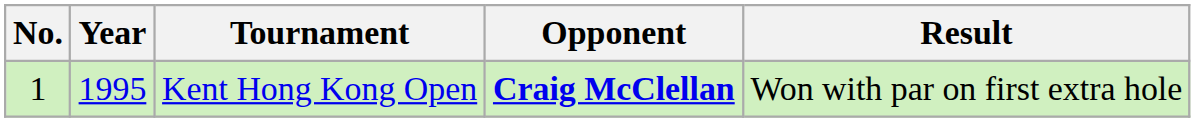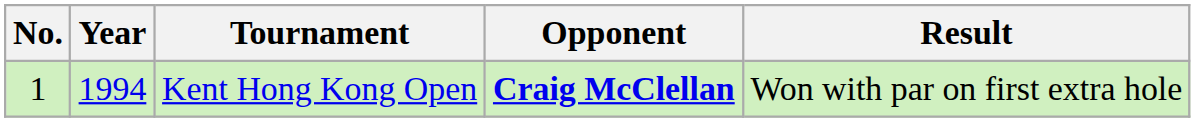(112, 88) 1995 -> (112, 88) 1994
